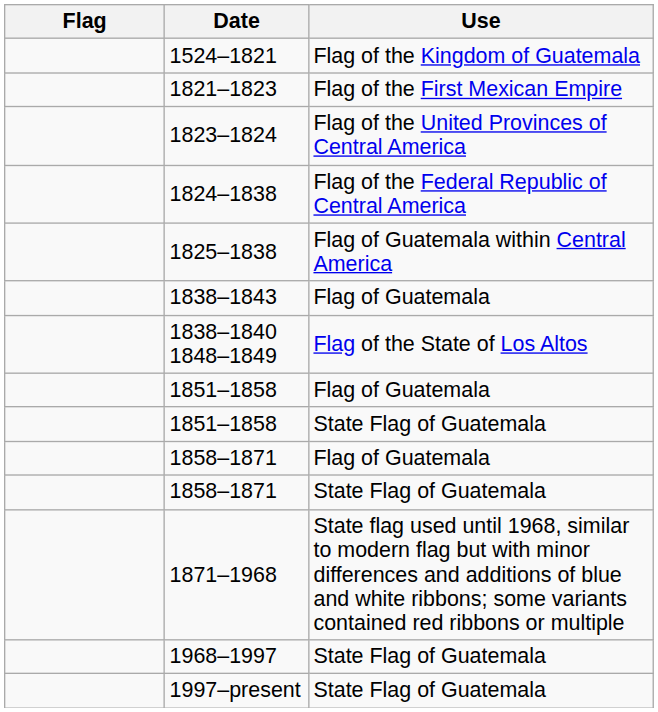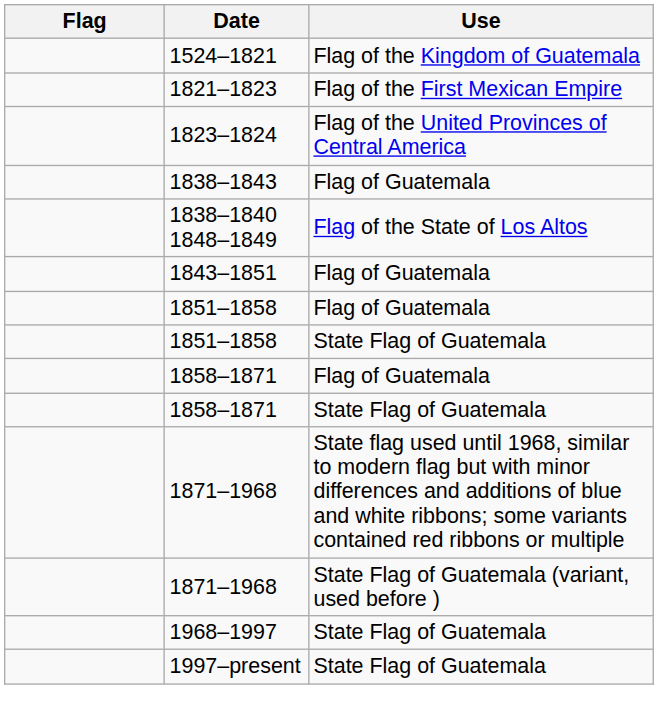- row: (223, 193)
- row: (223, 251)
+ row: (223, 273)
+ row: (223, 586)
